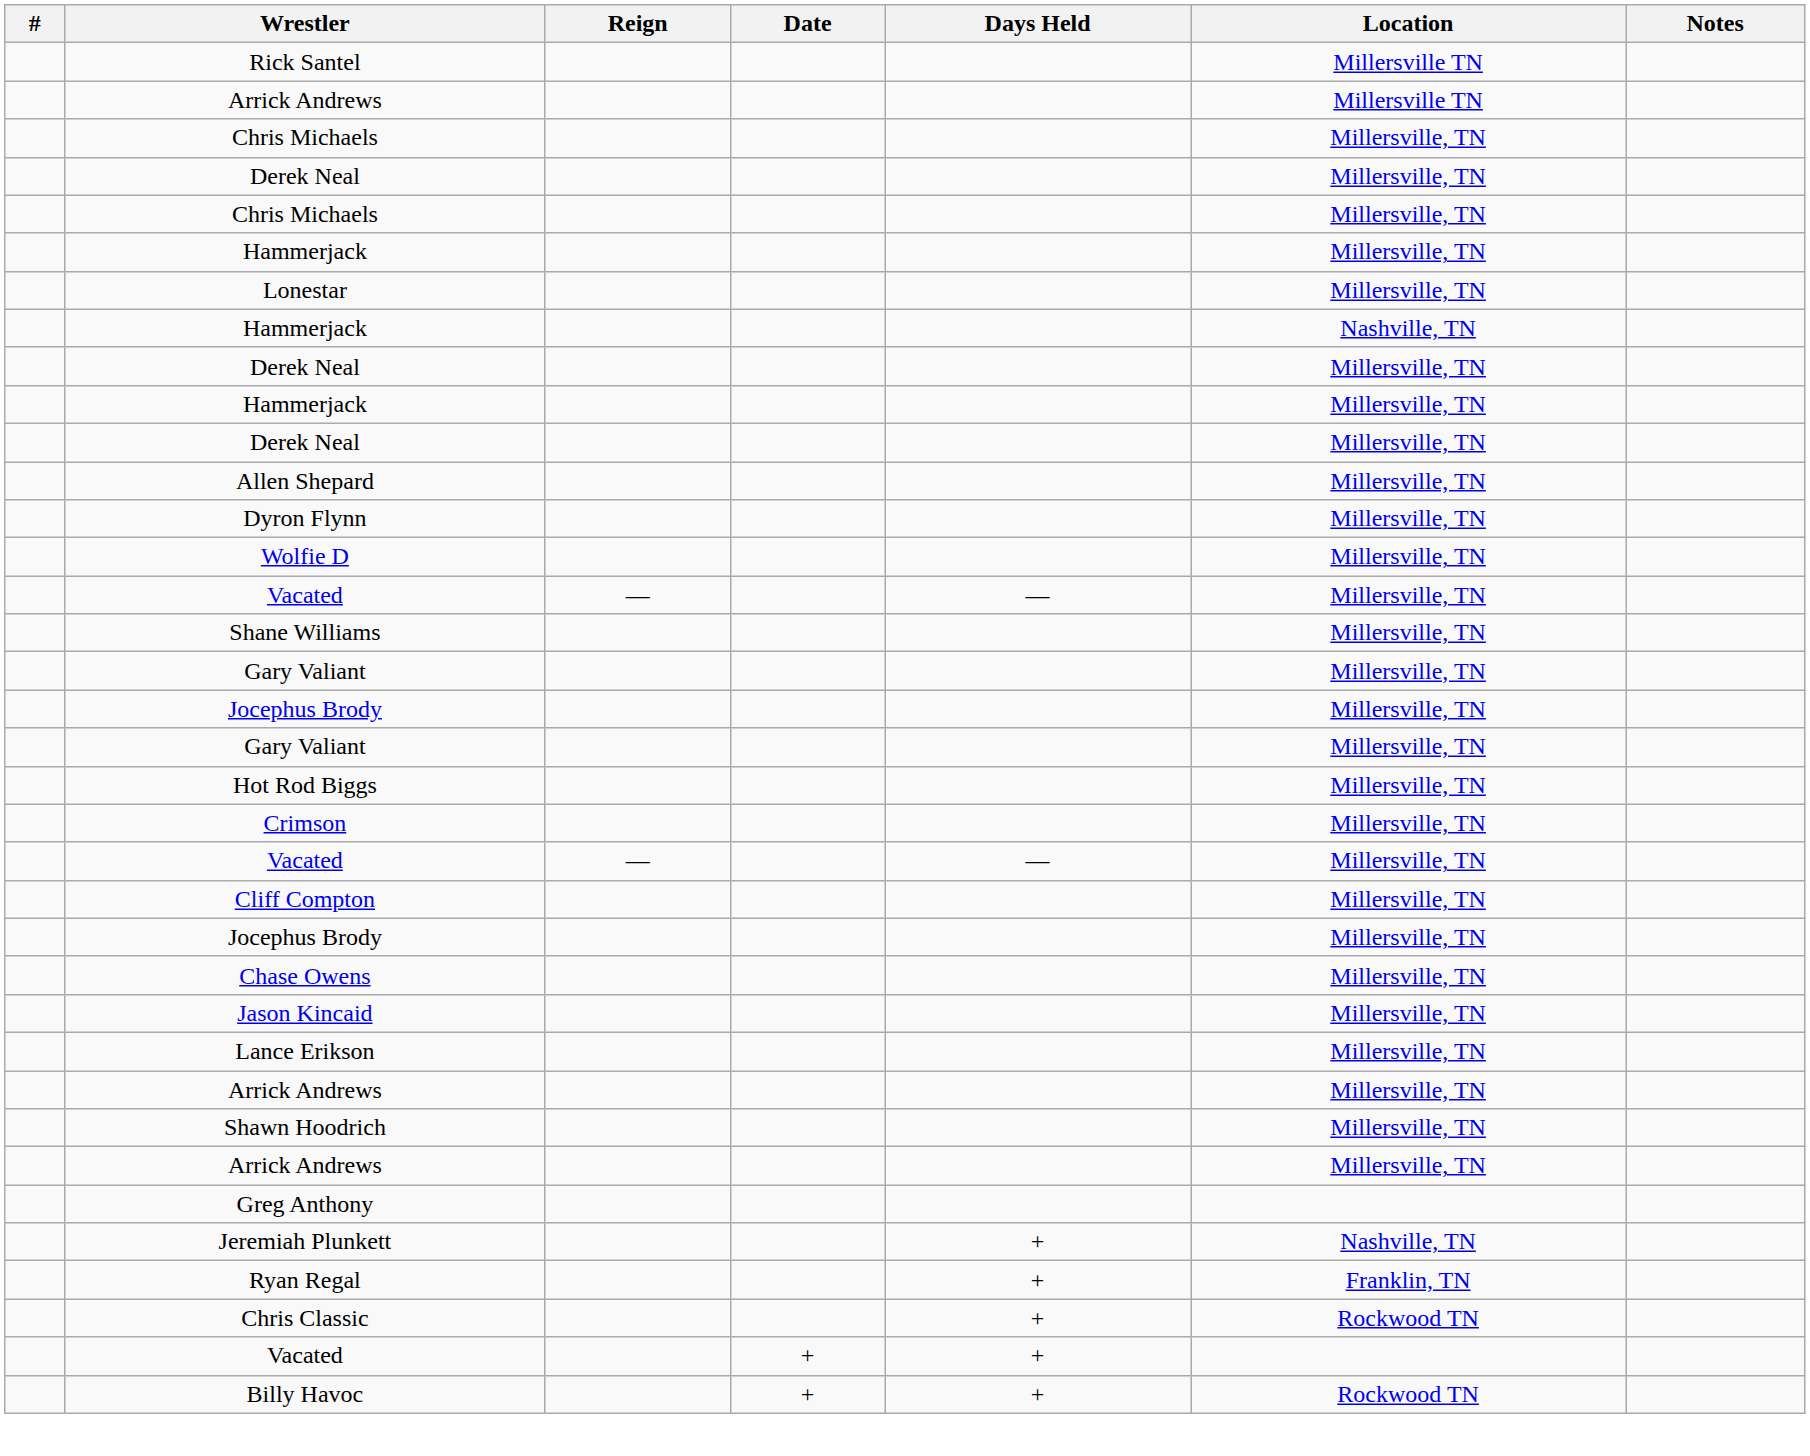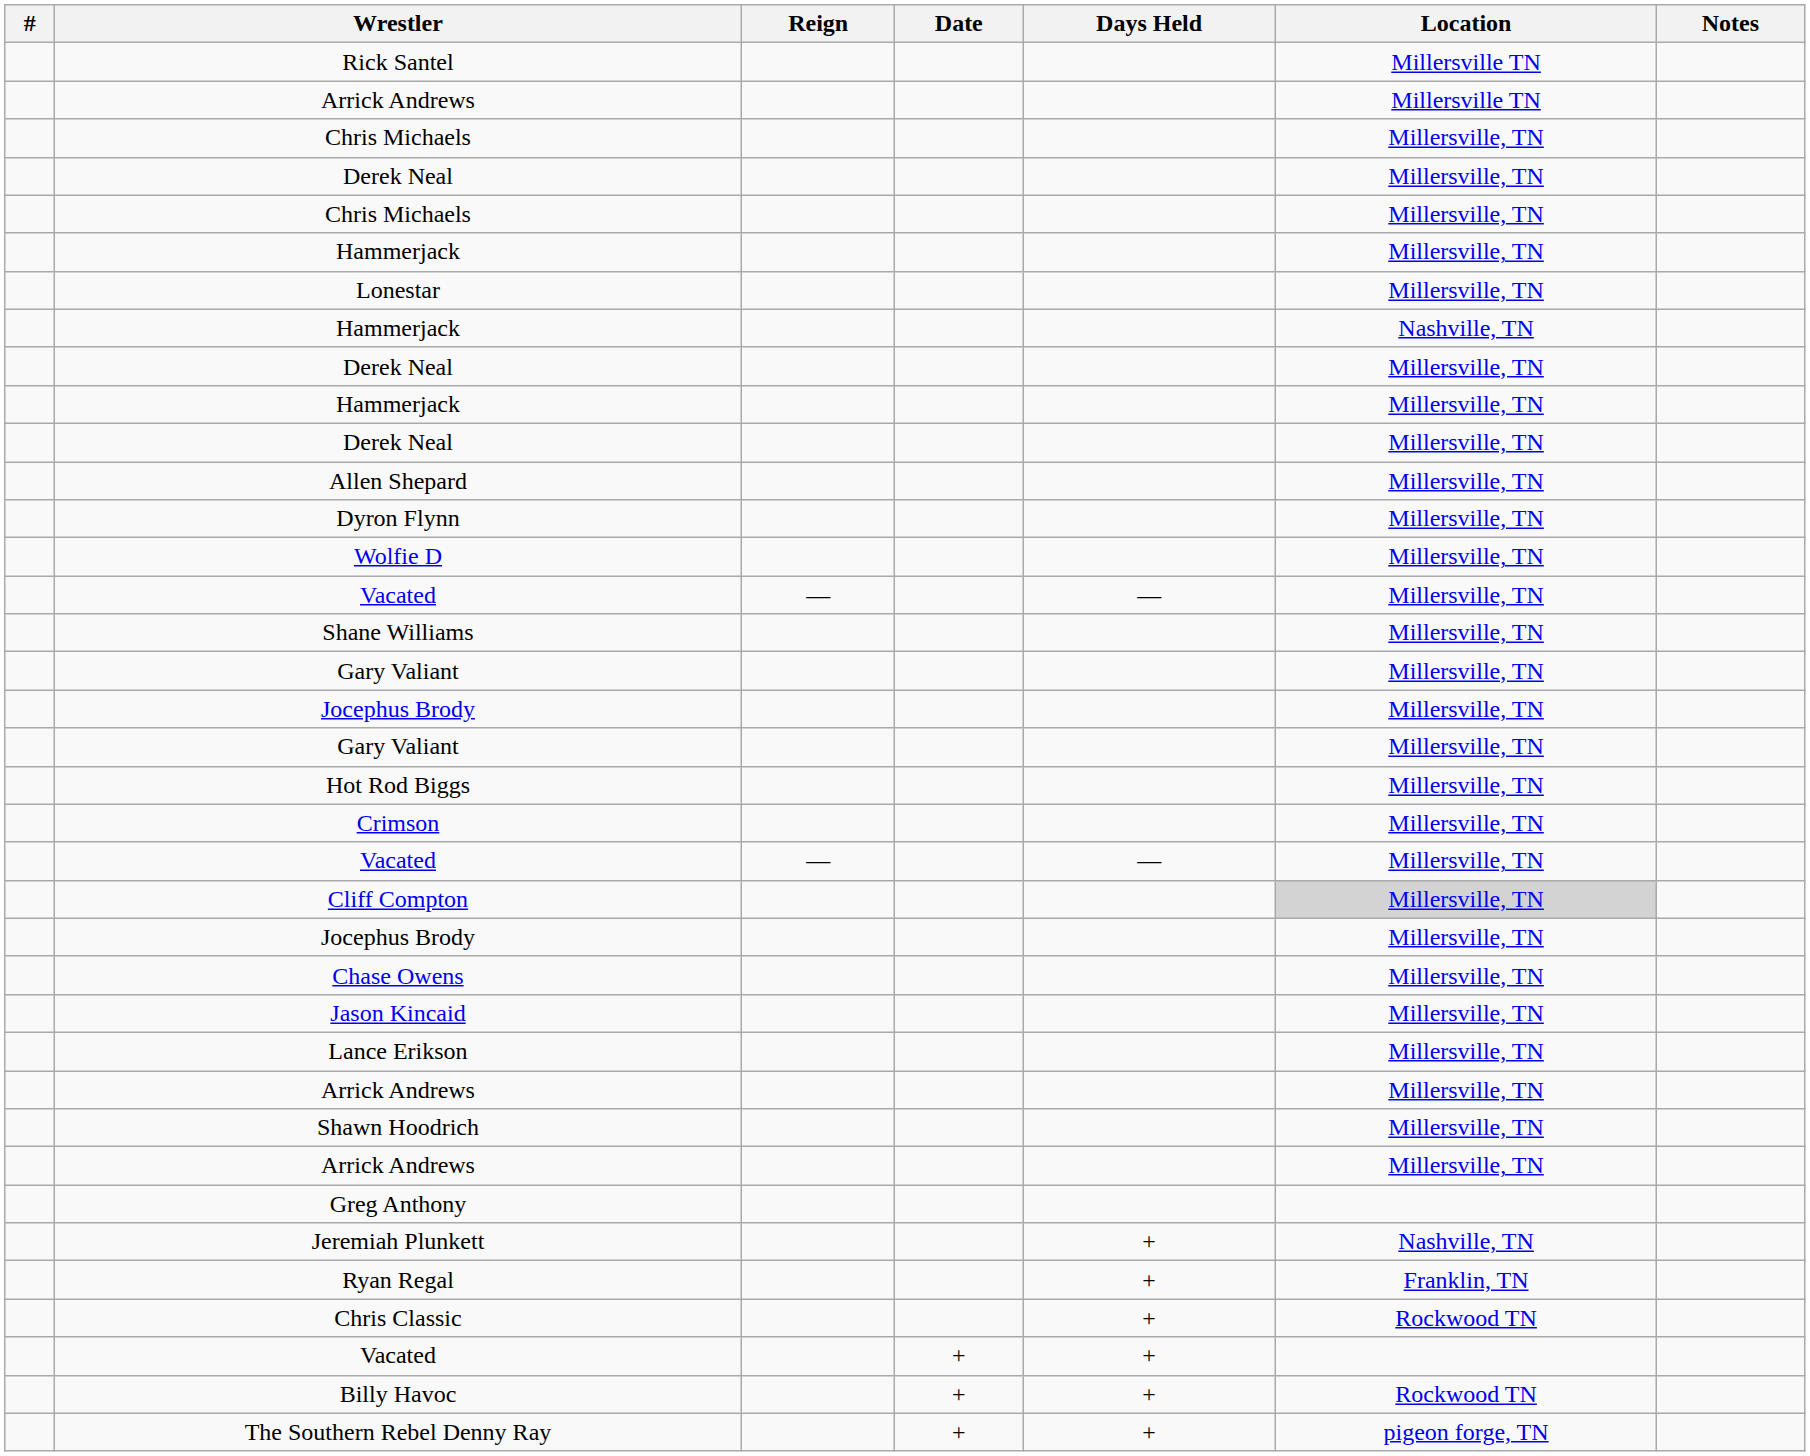(1408, 898) no background -> (1466, 898) lightgrey background
+ row: (398, 1431)
